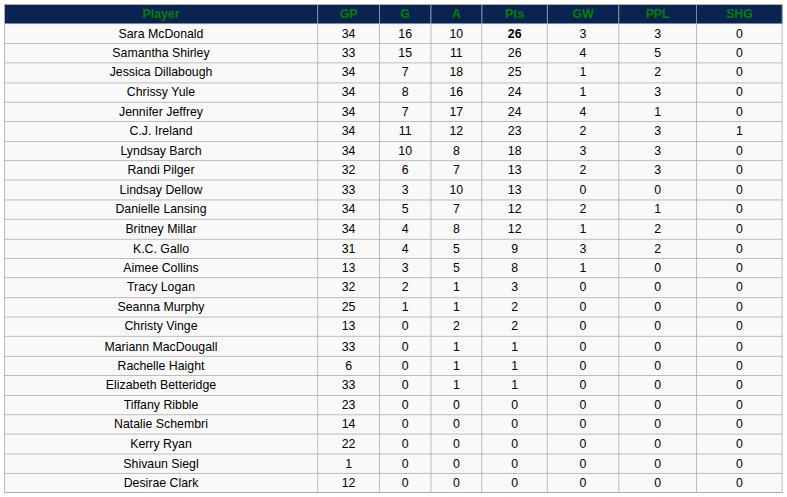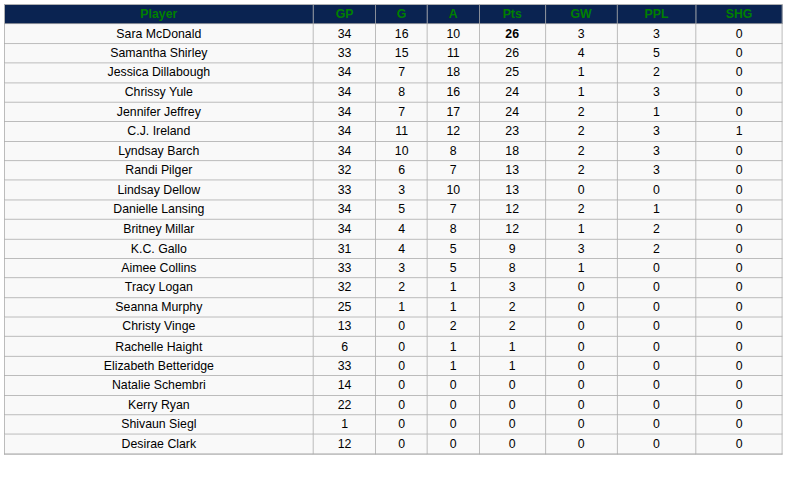(583, 111) 4 -> (581, 111) 2
(583, 151) 3 -> (581, 151) 2
(349, 268) 13 -> (345, 268) 33
- row: (161, 346)
- row: (161, 405)
